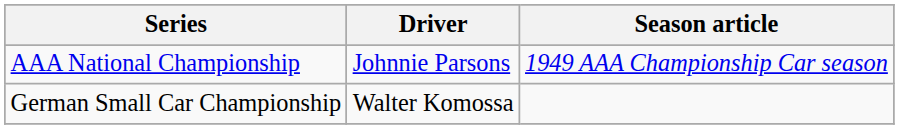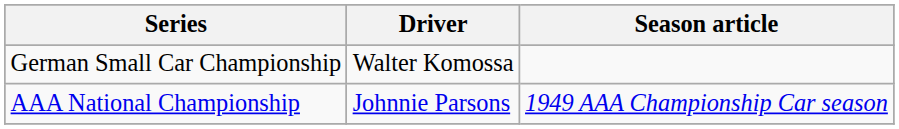rows swapped: (155, 63) <-> (176, 103)
